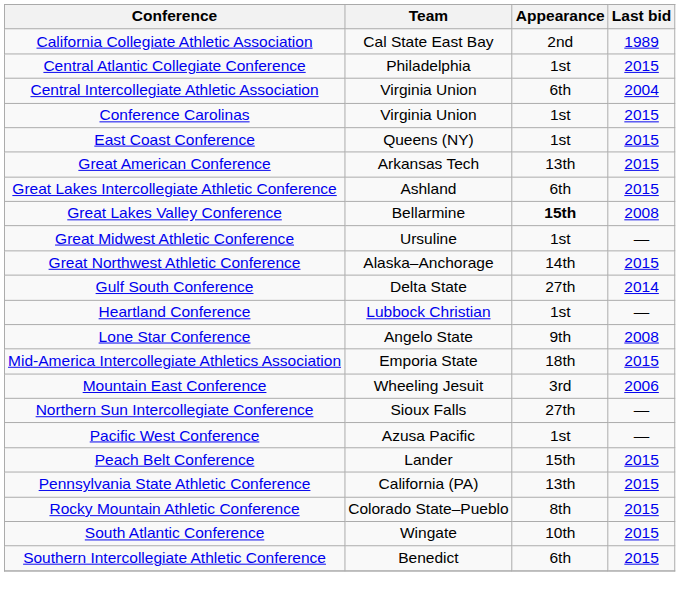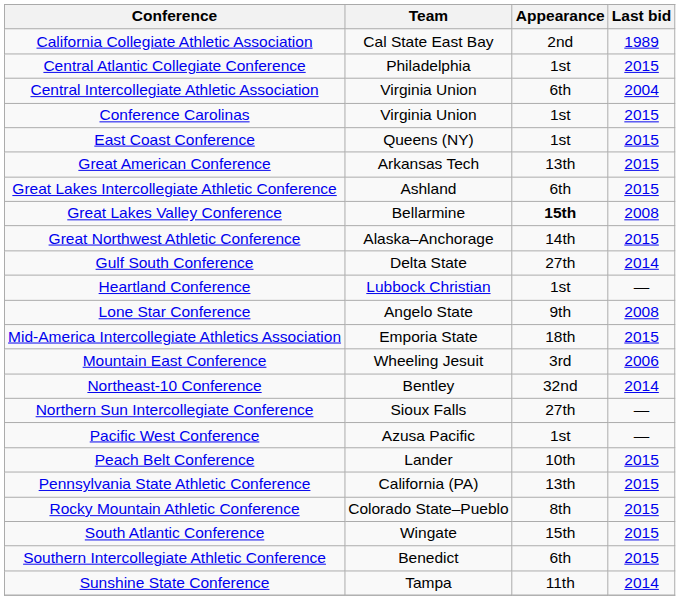- row: (175, 238)
+ row: (175, 386)
(560, 459) 15th -> (560, 459) 10th
(560, 533) 10th -> (560, 533) 15th
+ row: (175, 582)
